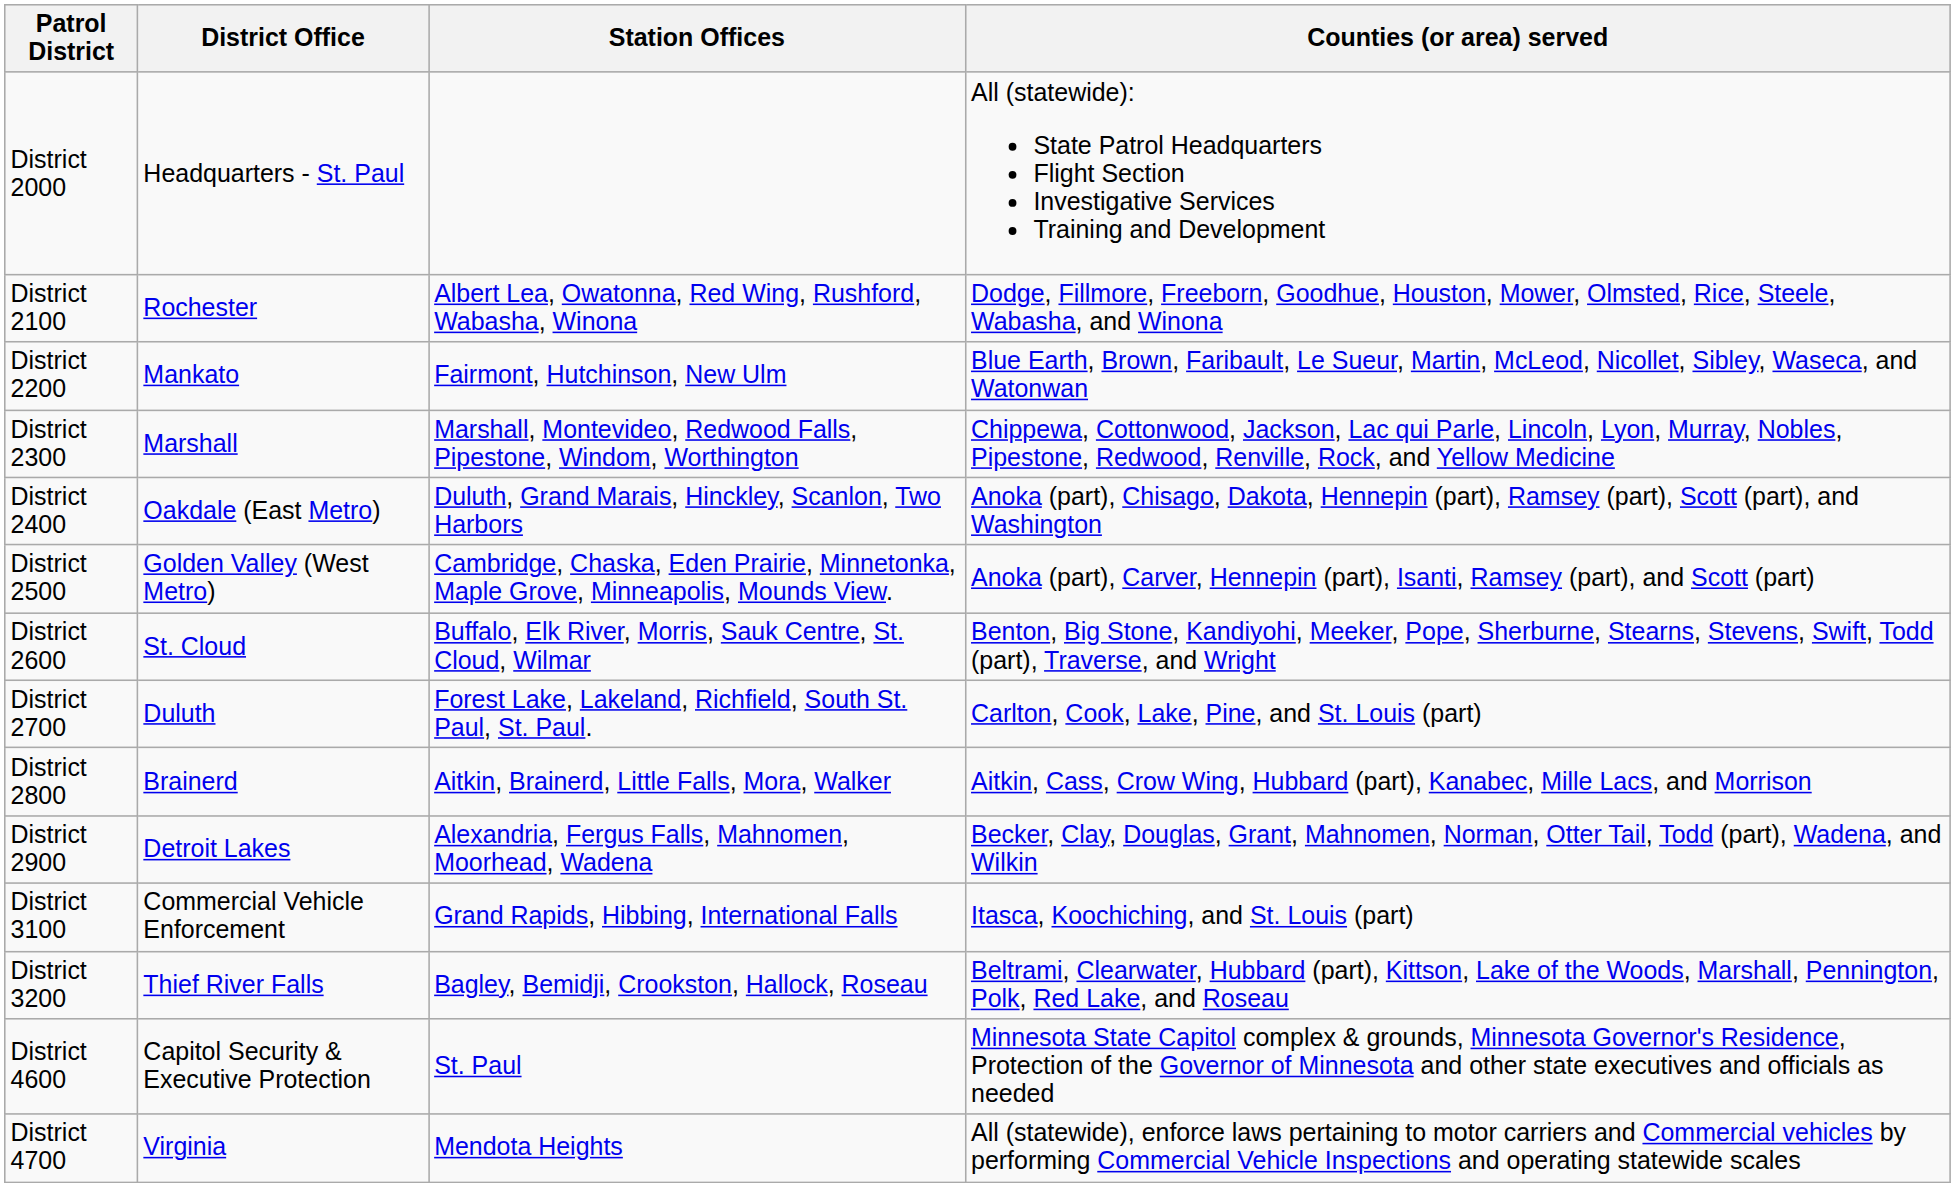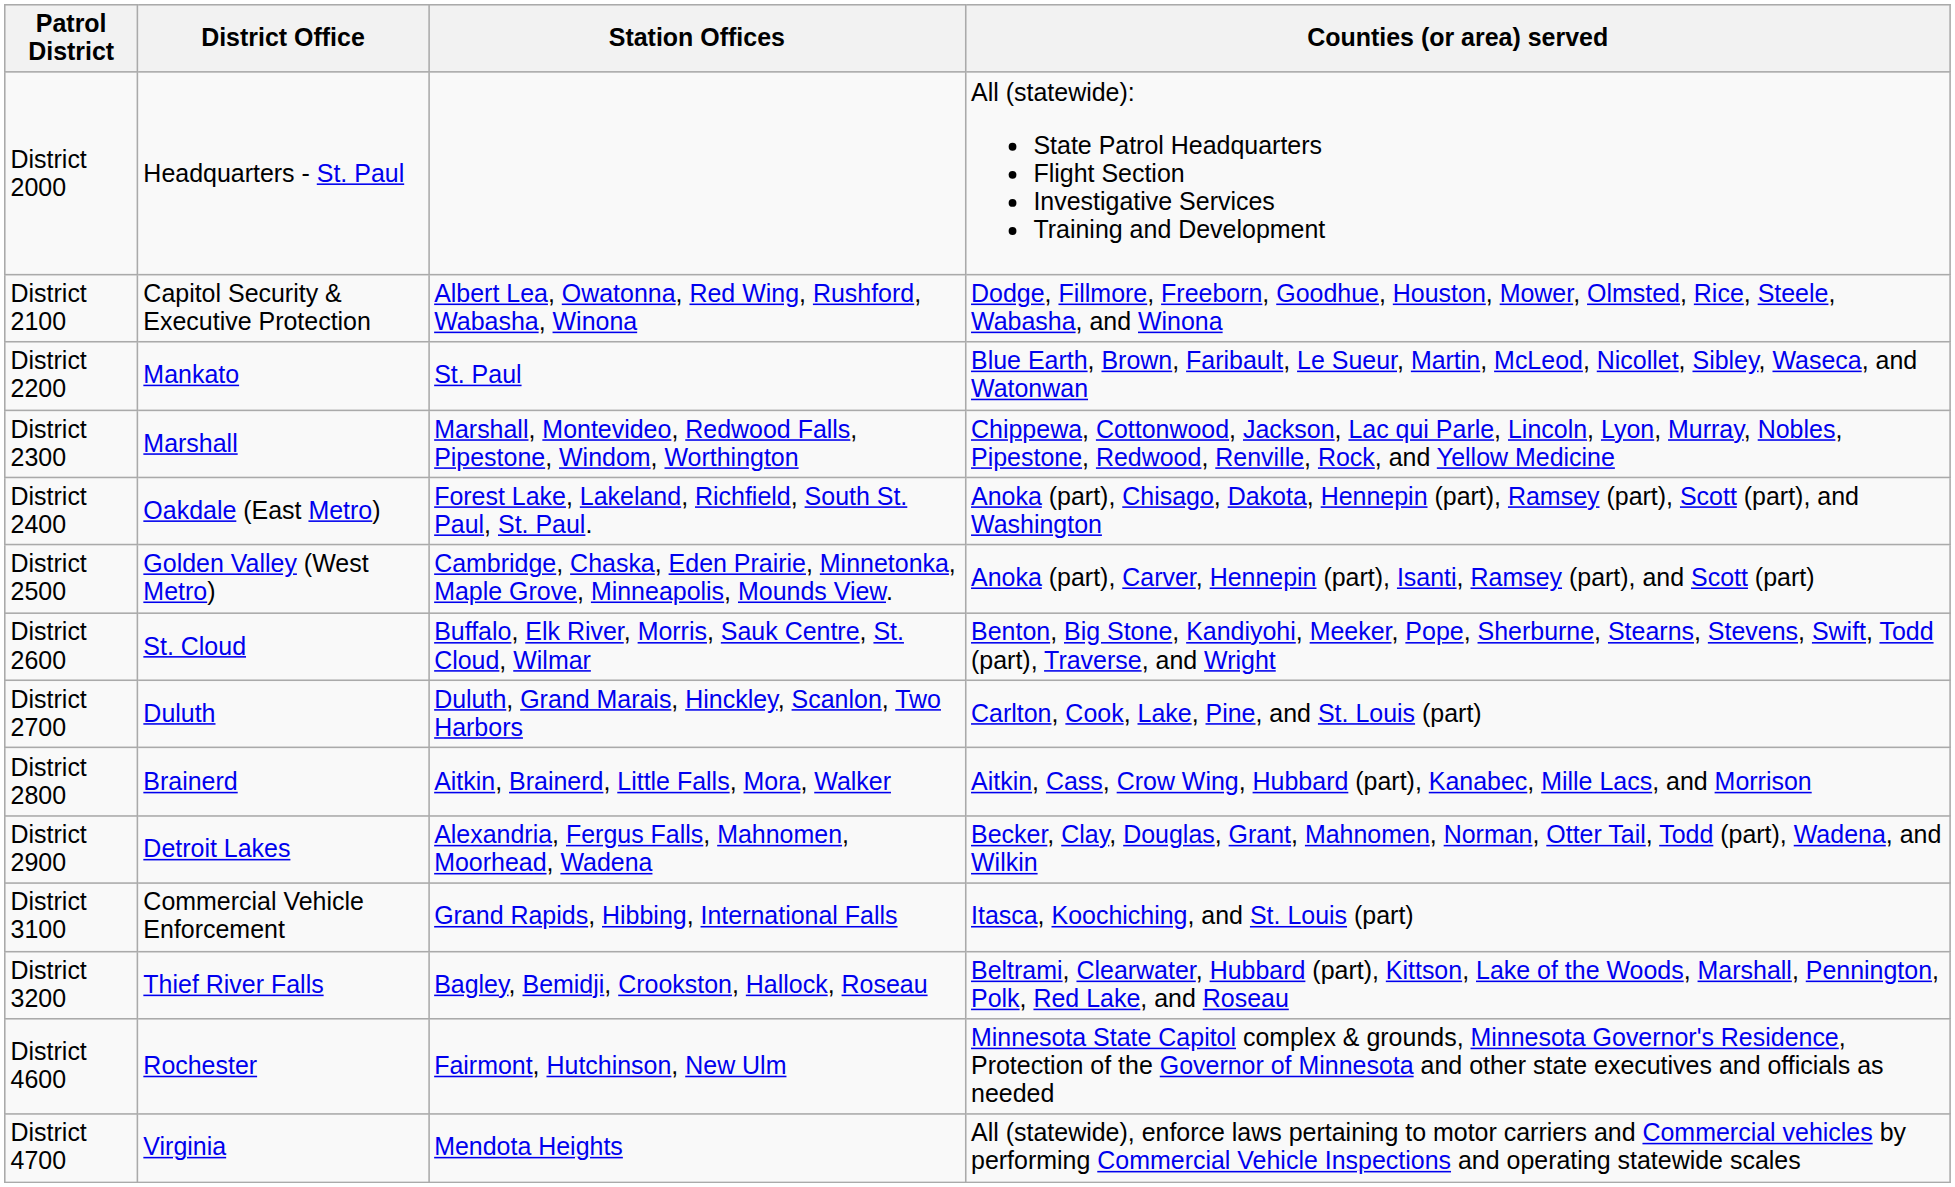(200, 307) Rochester -> (257, 307) Capitol Security & Executive Protection
(610, 375) Fairmont, Hutchinson, New Ulm -> (478, 375) St. Paul
(688, 510) Duluth, Grand Marais, Hinckley, Scanlon, Two Harbors -> (671, 510) Forest Lake, Lakeland, Richfield, South St. Paul, St. Paul.
(671, 713) Forest Lake, Lakeland, Richfield, South St. Paul, St. Paul. -> (688, 713) Duluth, Grand Marais, Hinckley, Scanlon, Two Harbors
(257, 1066) Capitol Security & Executive Protection -> (200, 1066) Rochester
(478, 1066) St. Paul -> (610, 1066) Fairmont, Hutchinson, New Ulm
